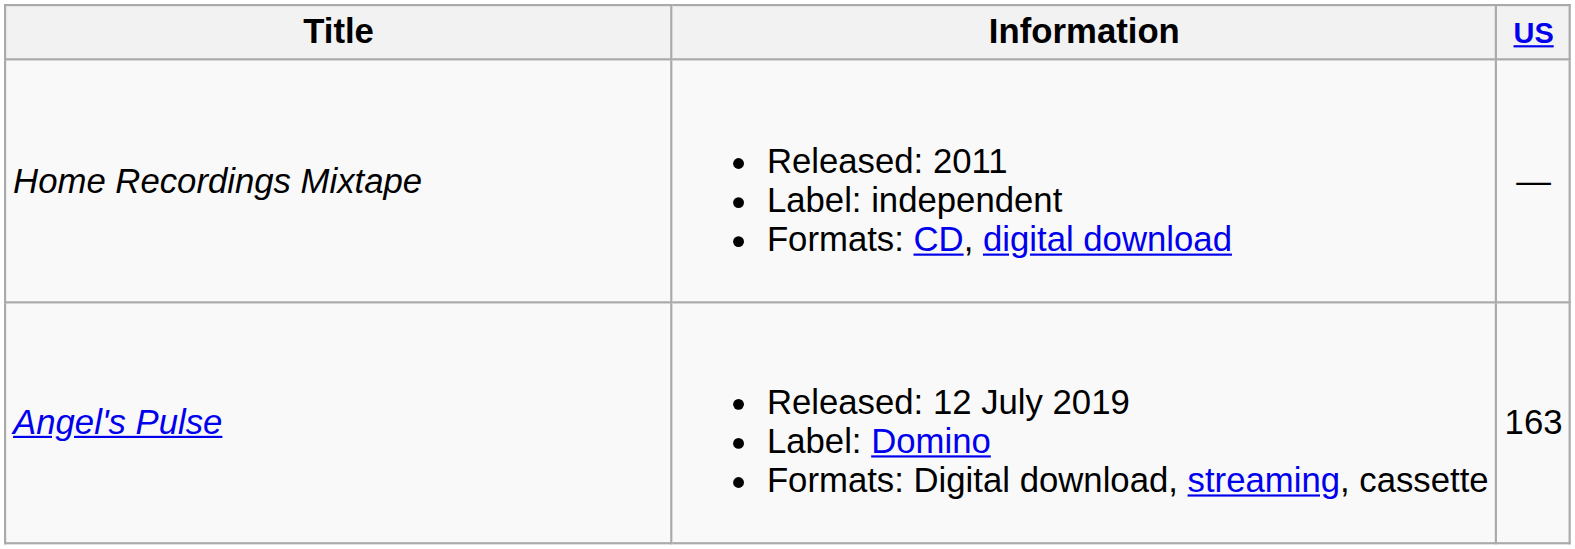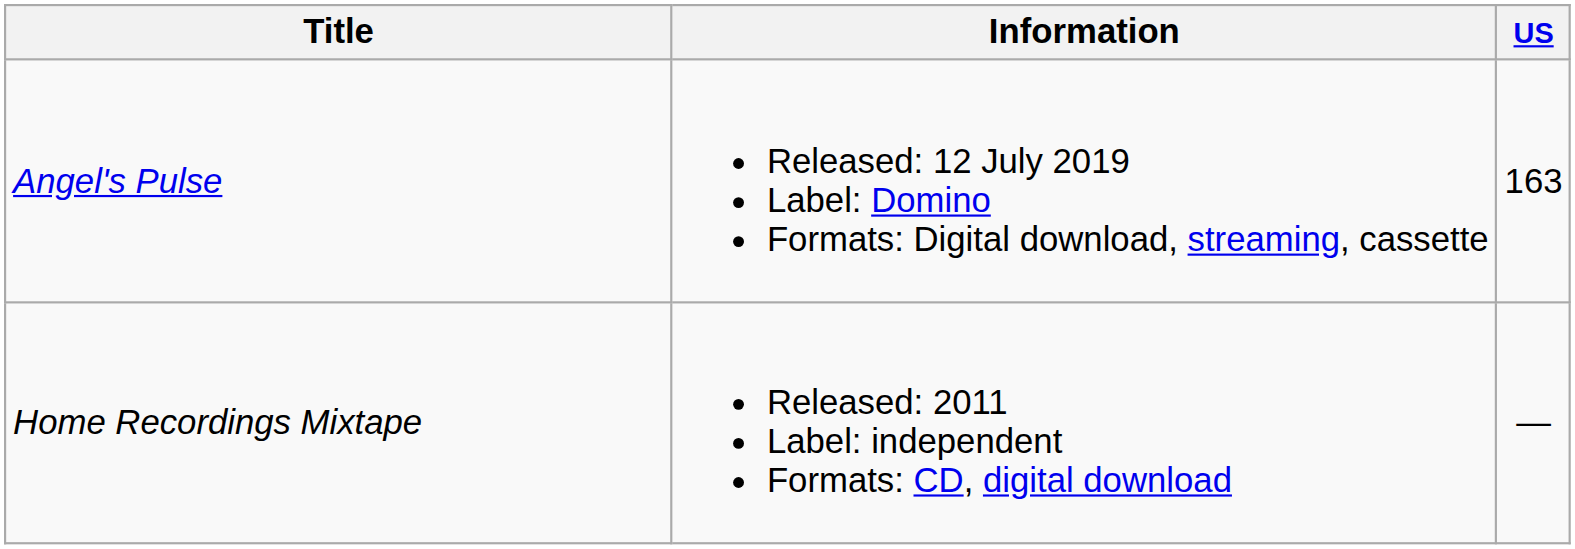rows swapped: (218, 180) <-> (118, 422)
